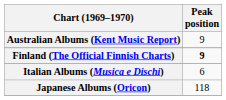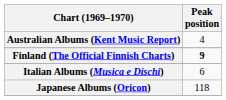(202, 39) 9 -> (202, 39) 4
